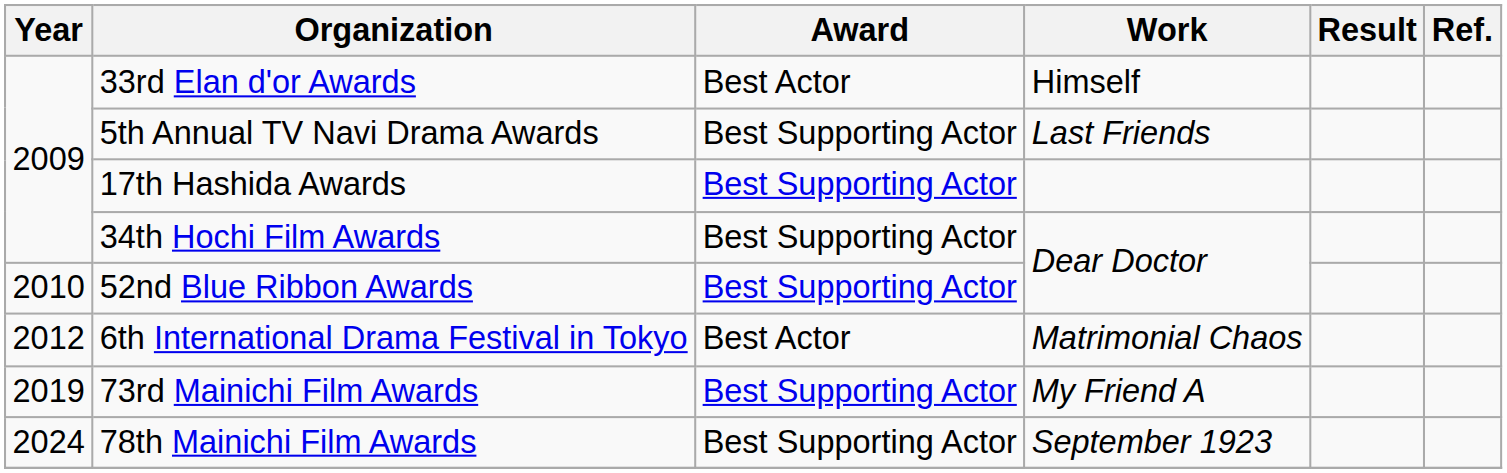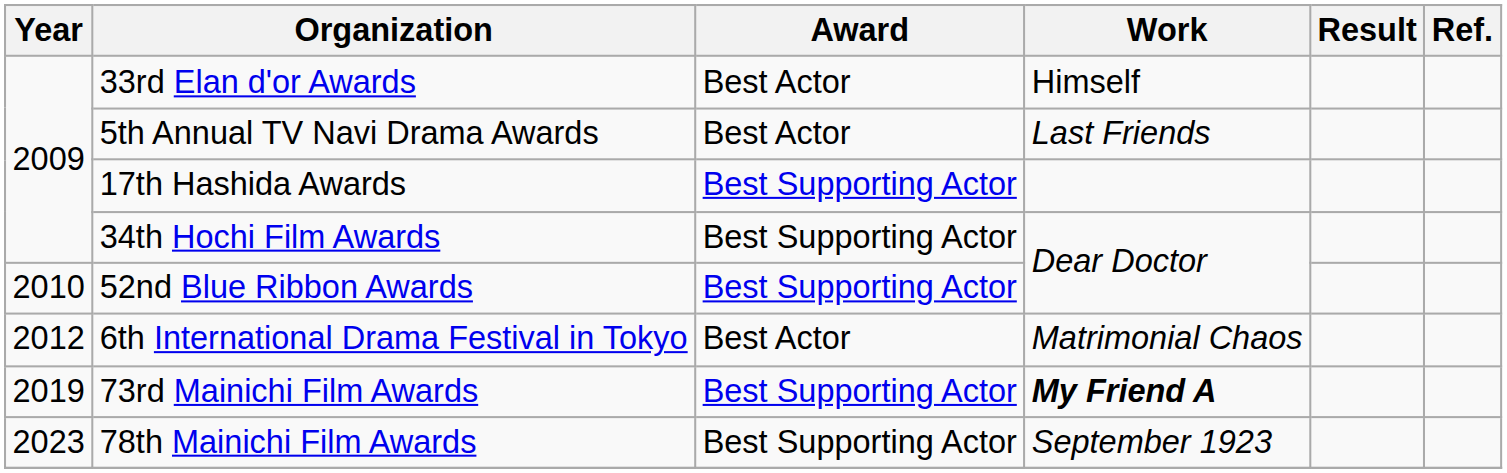(860, 133) Best Supporting Actor -> (777, 133) Best Actor
(1119, 390) normal -> (1124, 390) bold
(49, 442) 2024 -> (49, 442) 2023
